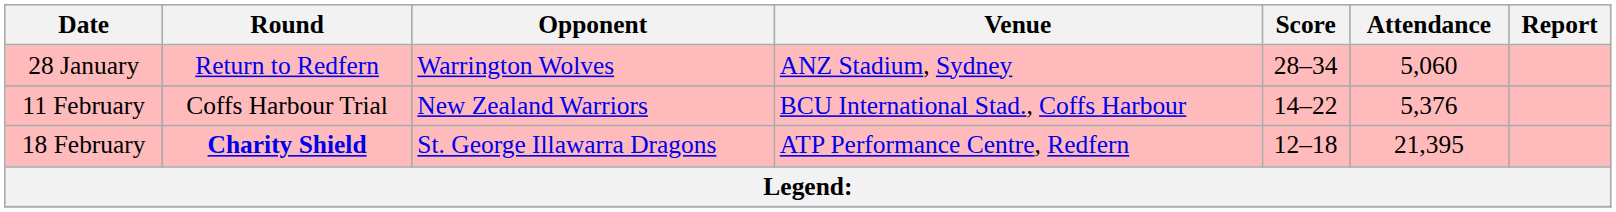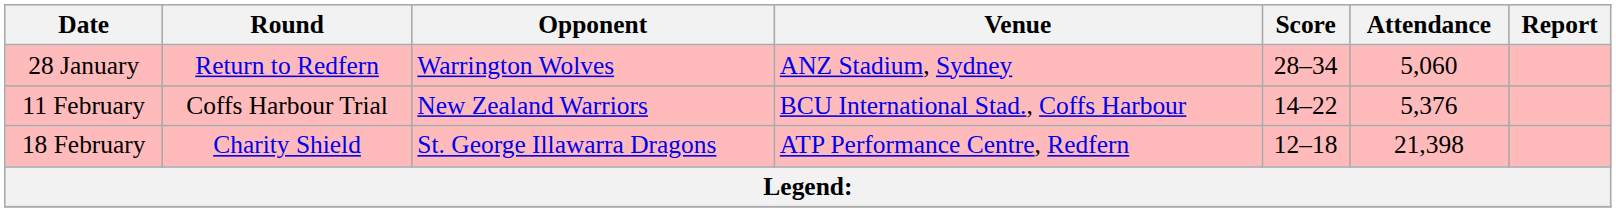(287, 145) bold -> (287, 145) normal
(1429, 145) 21,395 -> (1429, 145) 21,398
